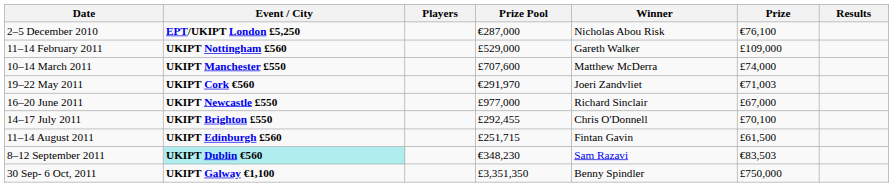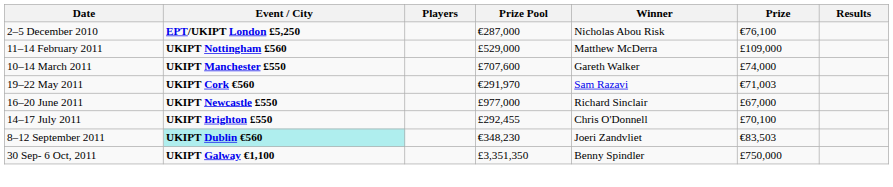(607, 48) Gareth Walker -> (616, 48) Matthew McDerra
(616, 66) Matthew McDerra -> (607, 66) Gareth Walker
(608, 84) Joeri Zandvliet -> (601, 84) Sam Razavi
- row: (50, 137)
(601, 155) Sam Razavi -> (608, 137) Joeri Zandvliet
